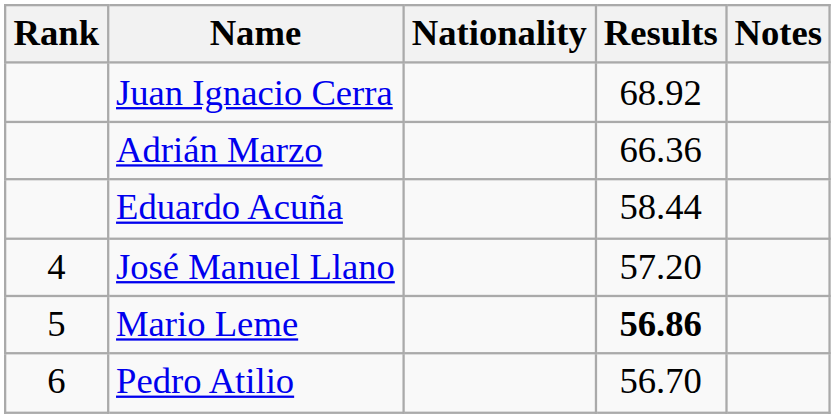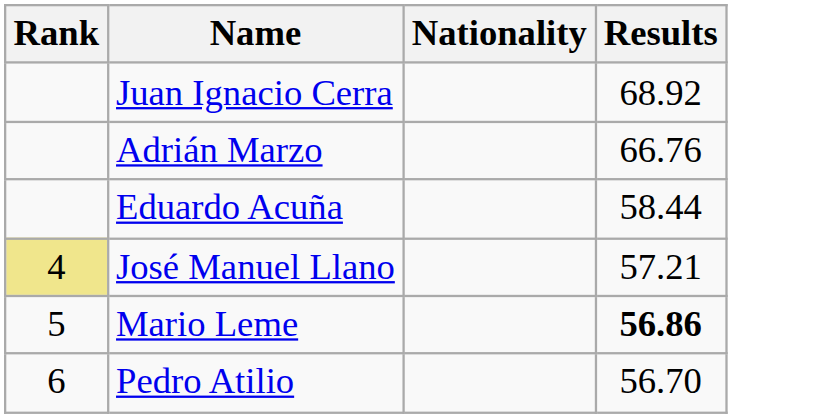- column: (778, 33)
(661, 149) 66.36 -> (661, 149) 66.76
(56, 265) no background -> (56, 265) khaki background
(661, 265) 57.20 -> (661, 265) 57.21
